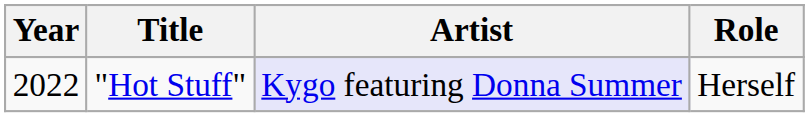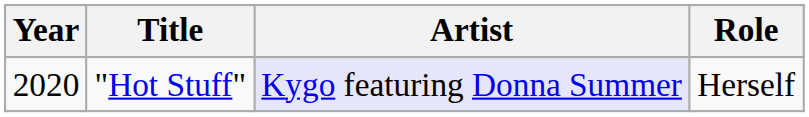(46, 83) 2022 -> (46, 83) 2020
